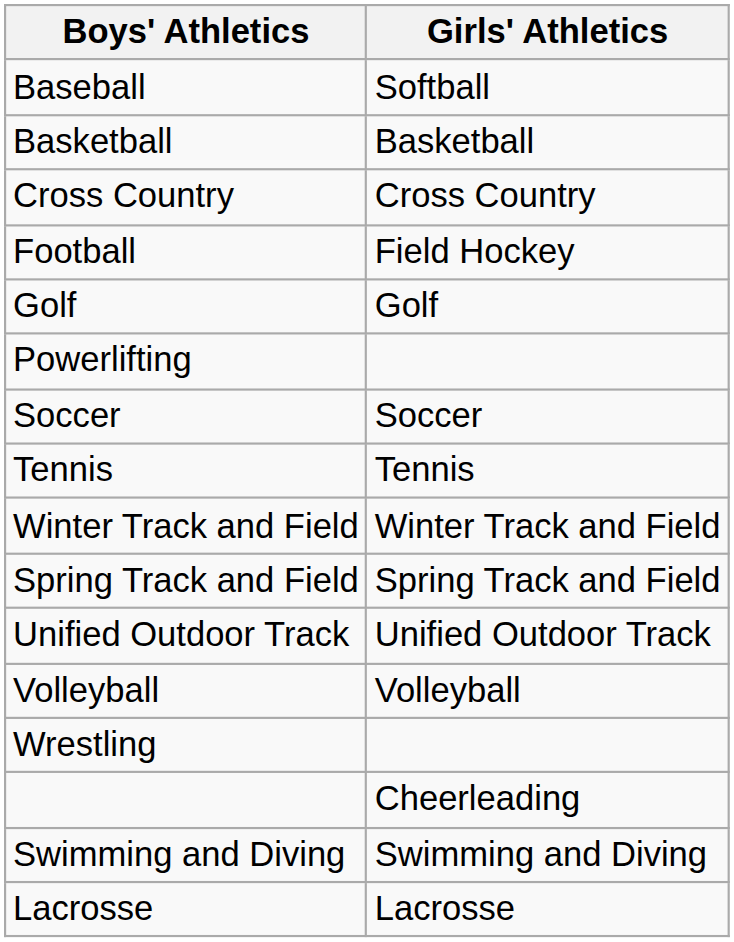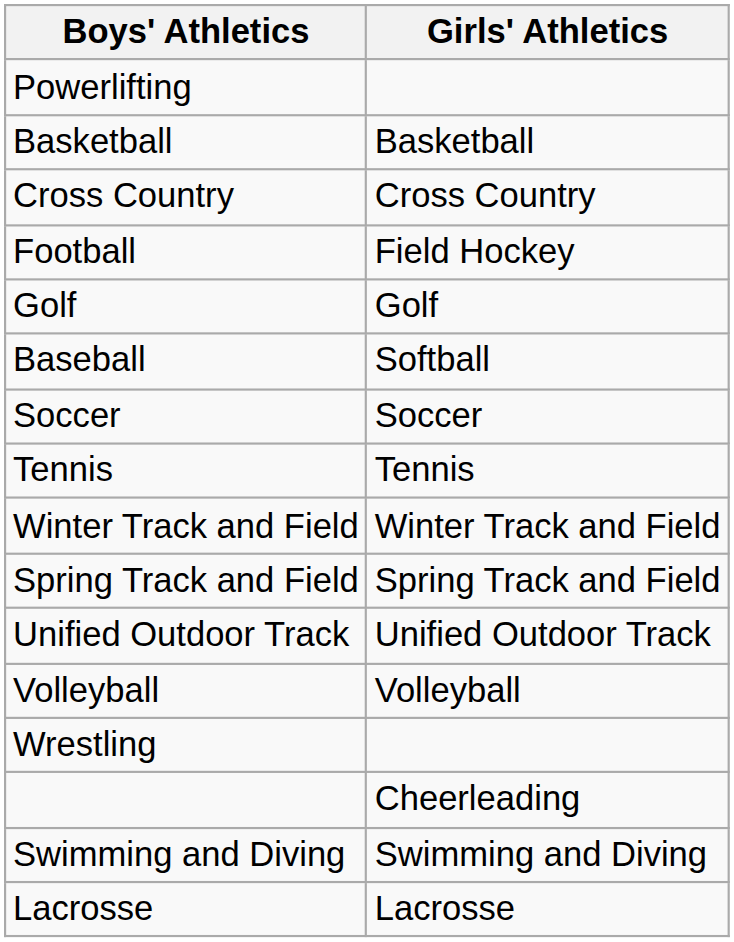rows swapped: (79, 86) <-> (102, 360)
